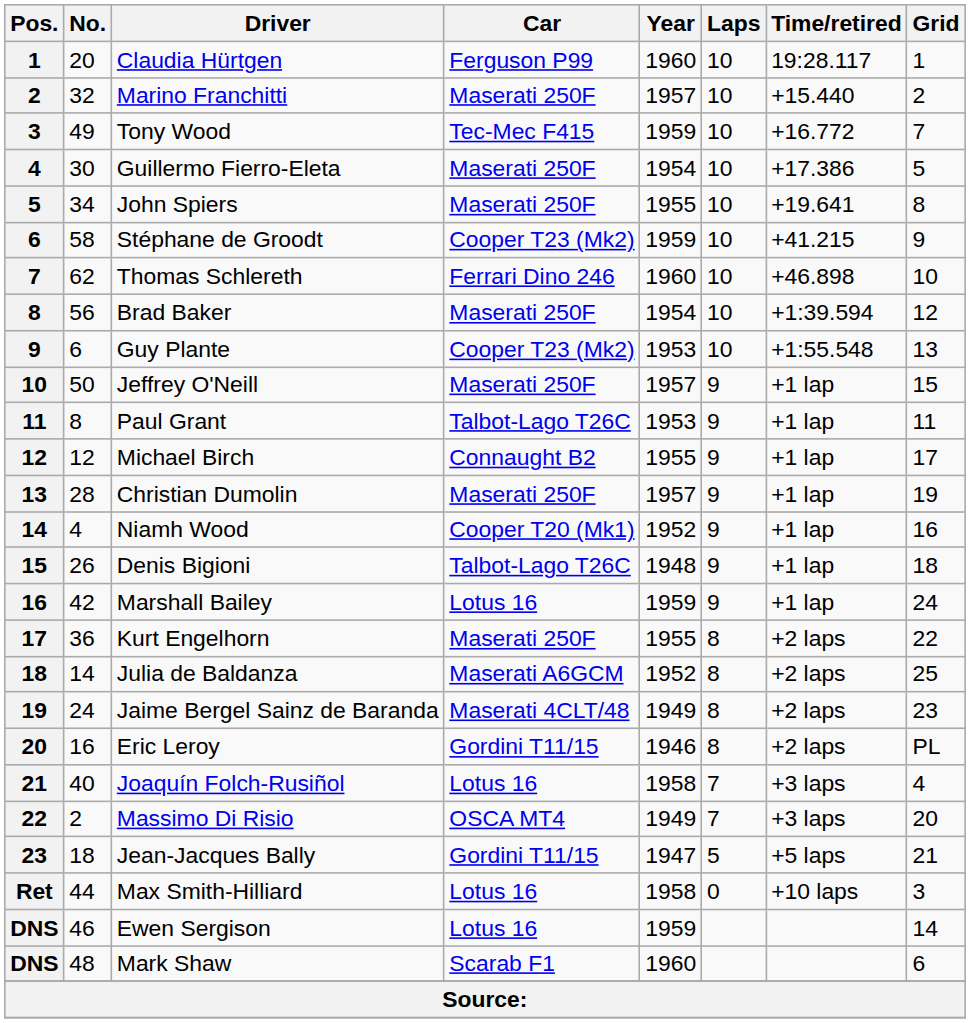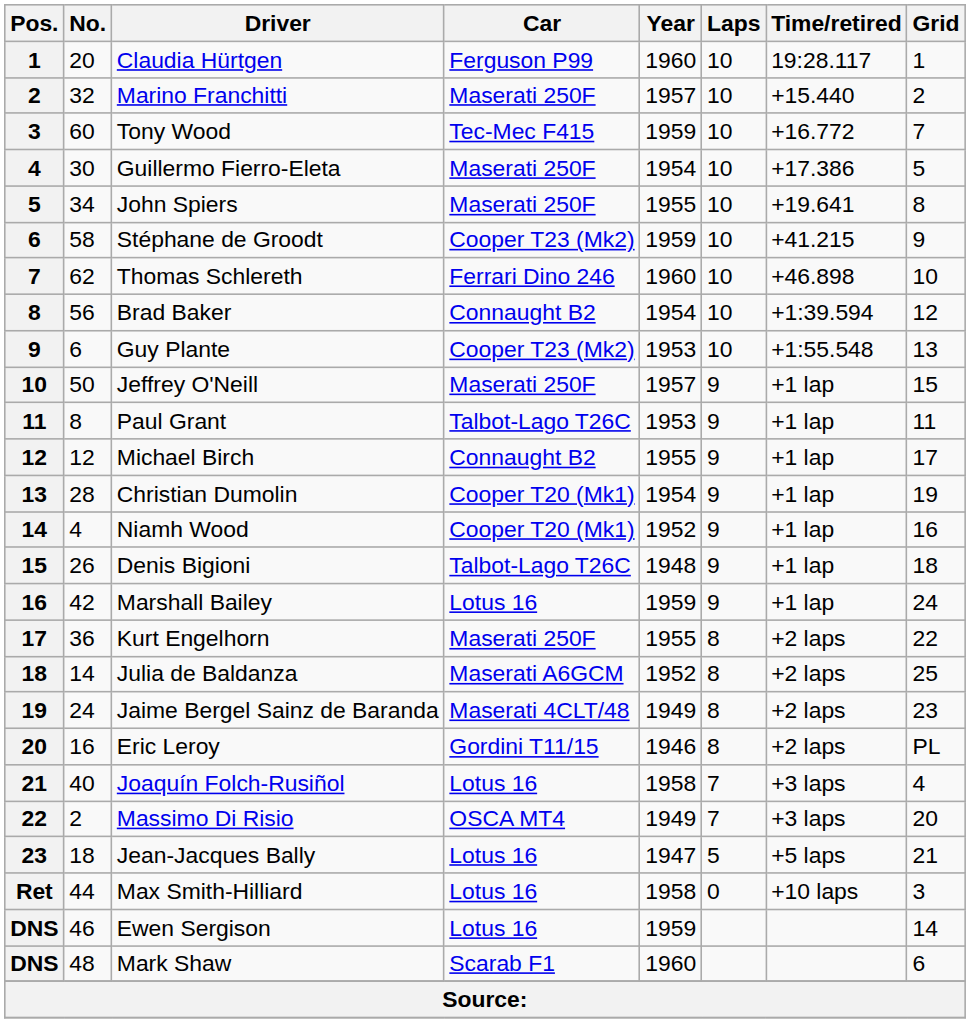(82, 132) 49 -> (82, 132) 60
(522, 313) Maserati 250F -> (523, 313) Connaught B2
(522, 494) Maserati 250F -> (542, 494) Cooper T20 (Mk1)
(671, 494) 1957 -> (671, 494) 1954
(524, 855) Gordini T11/15 -> (493, 855) Lotus 16
